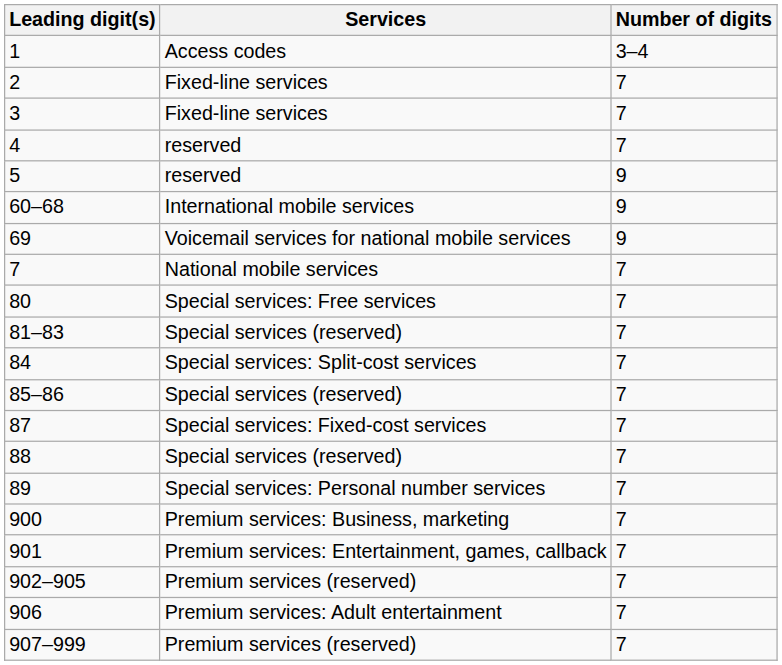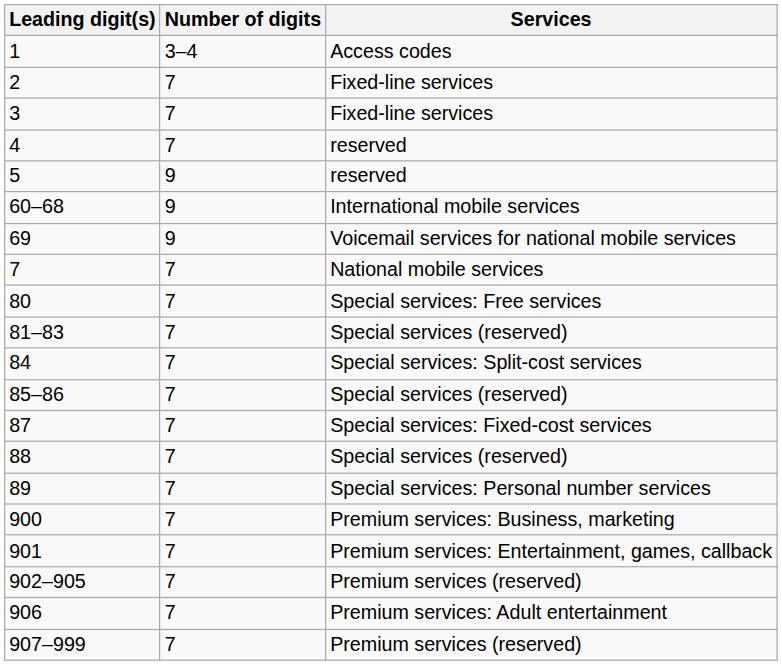columns swapped: (694, 20) <-> (386, 20)
